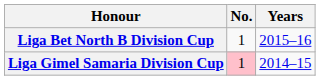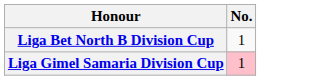- column: (285, 16)
